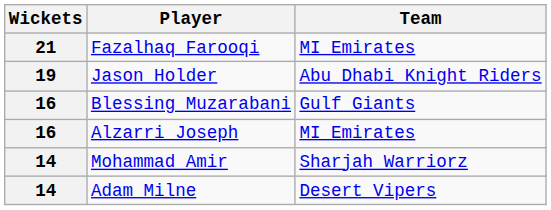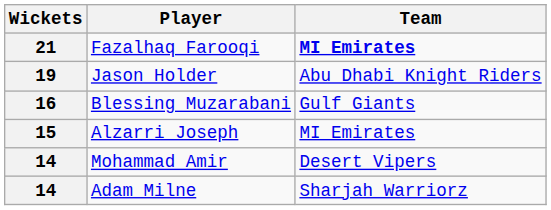(357, 48) normal -> (357, 48) bold
(46, 133) 16 -> (46, 133) 15
(384, 162) Sharjah Warriorz -> (368, 162) Desert Vipers
(368, 191) Desert Vipers -> (384, 191) Sharjah Warriorz
